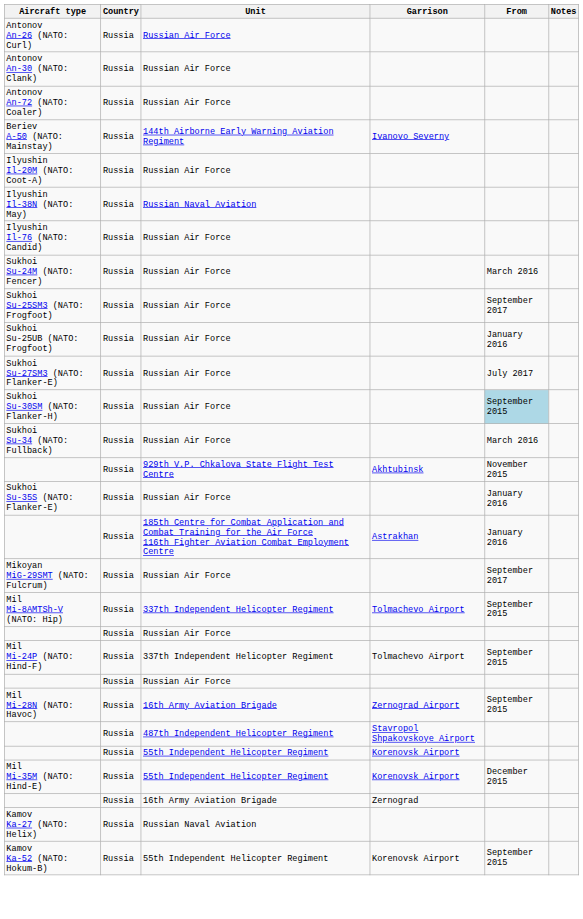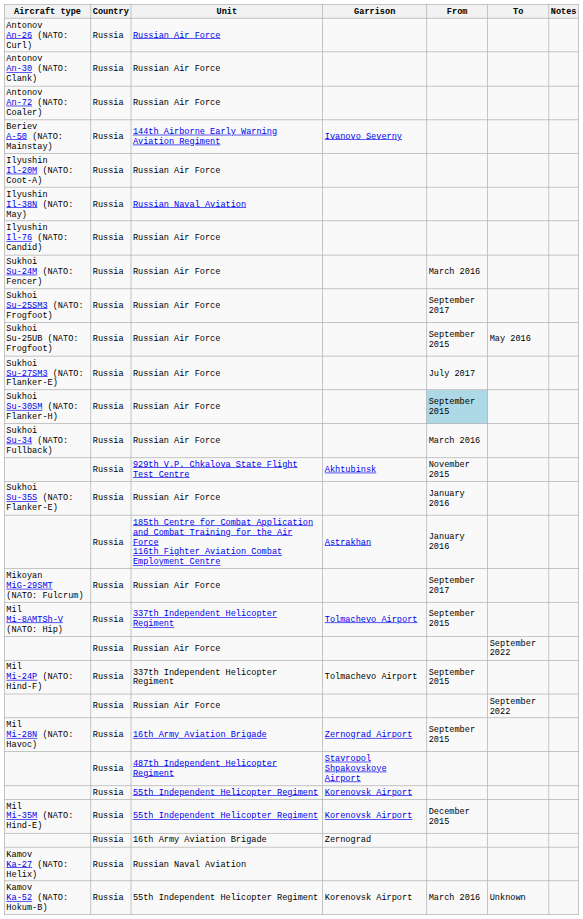+ column: (518, 11)
(505, 339) January 2016 -> (452, 339) September 2015
(510, 858) September 2015 -> (454, 898) March 2016
